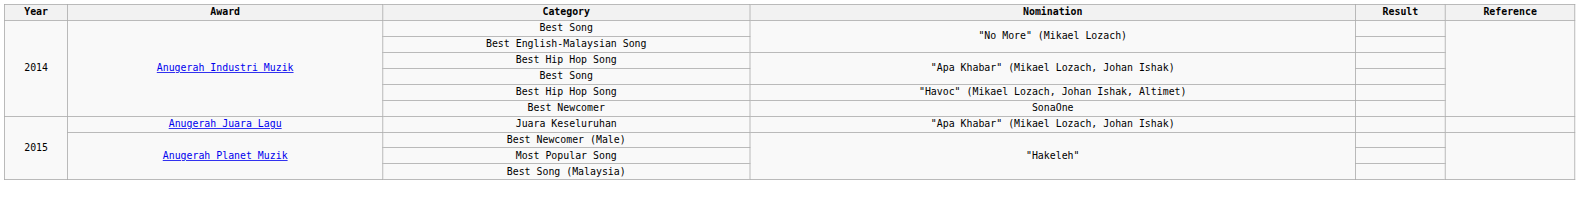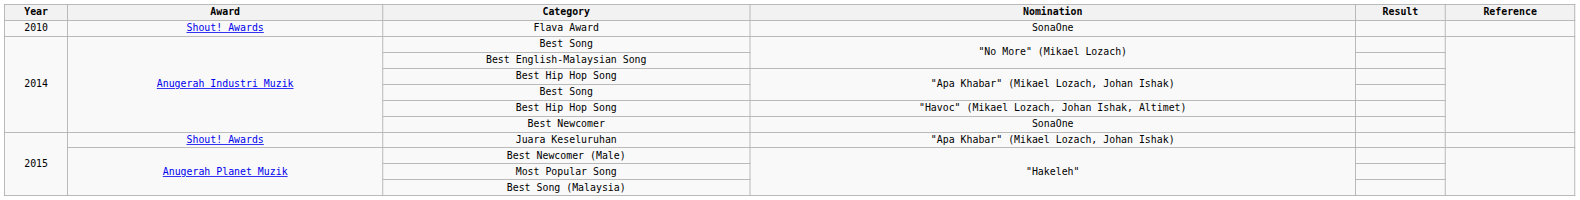+ row: (566, 29)
(225, 124) Anugerah Juara Lagu -> (225, 140) Shout! Awards
